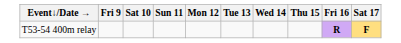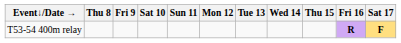+ column: (99, 13)
